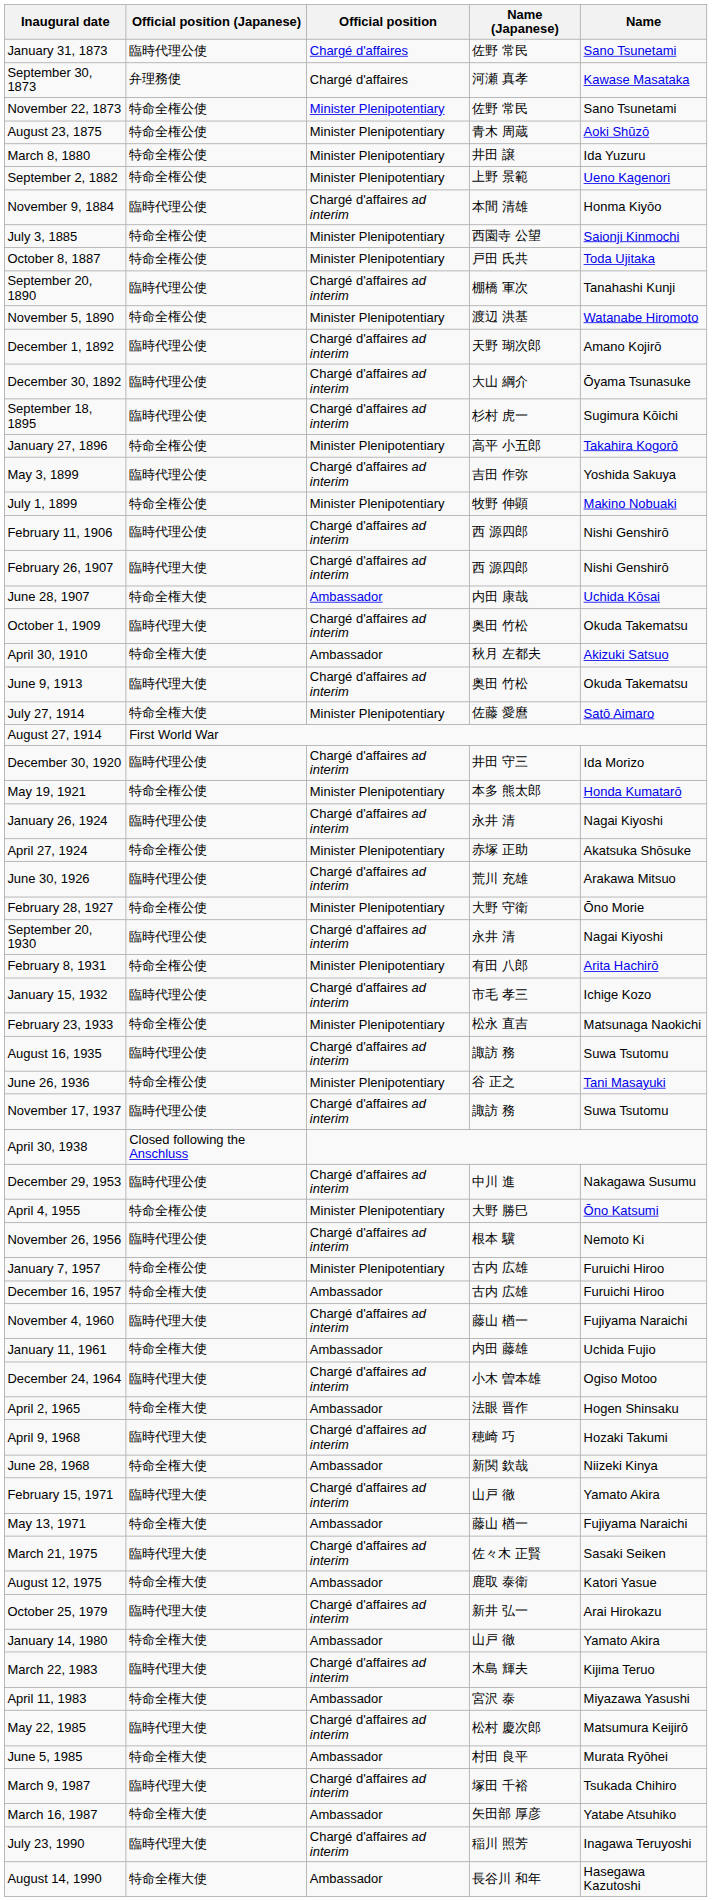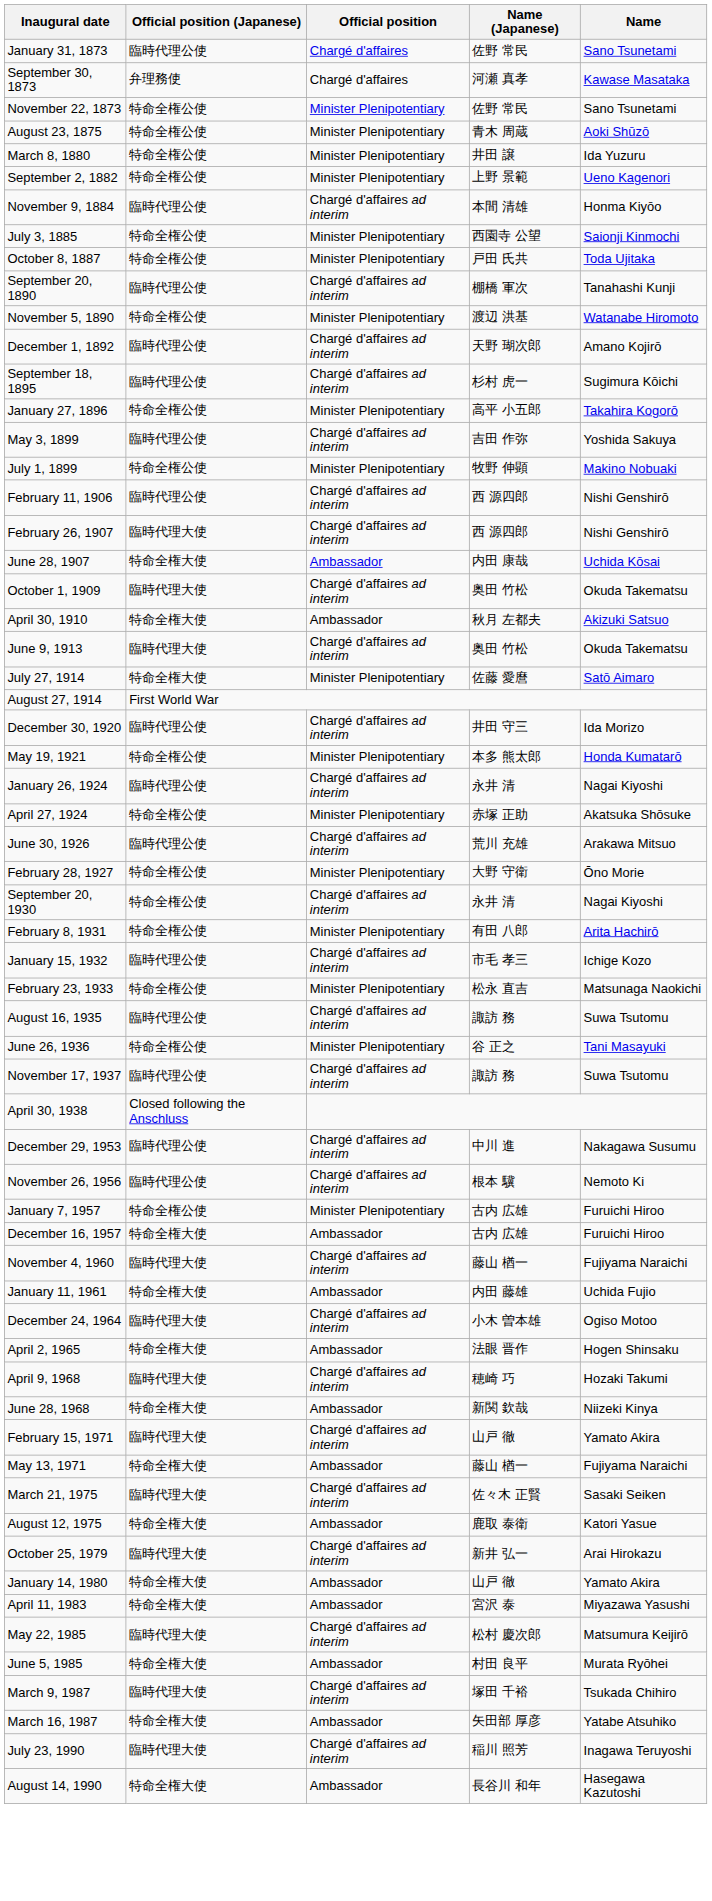- row: (64, 381)
(168, 936) 臨時代理公使 -> (168, 901) 特命全権公使
- row: (44, 1211)
- row: (52, 1669)
